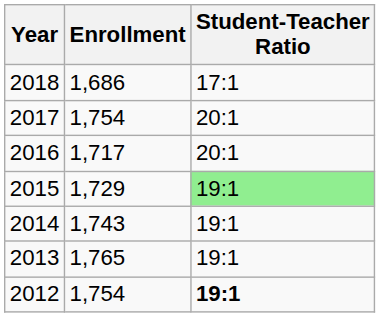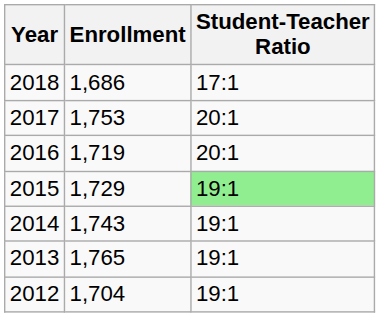(97, 117) 1,754 -> (97, 117) 1,753
(97, 152) 1,717 -> (97, 152) 1,719
(97, 294) 1,754 -> (97, 294) 1,704
(218, 294) bold -> (218, 294) normal
